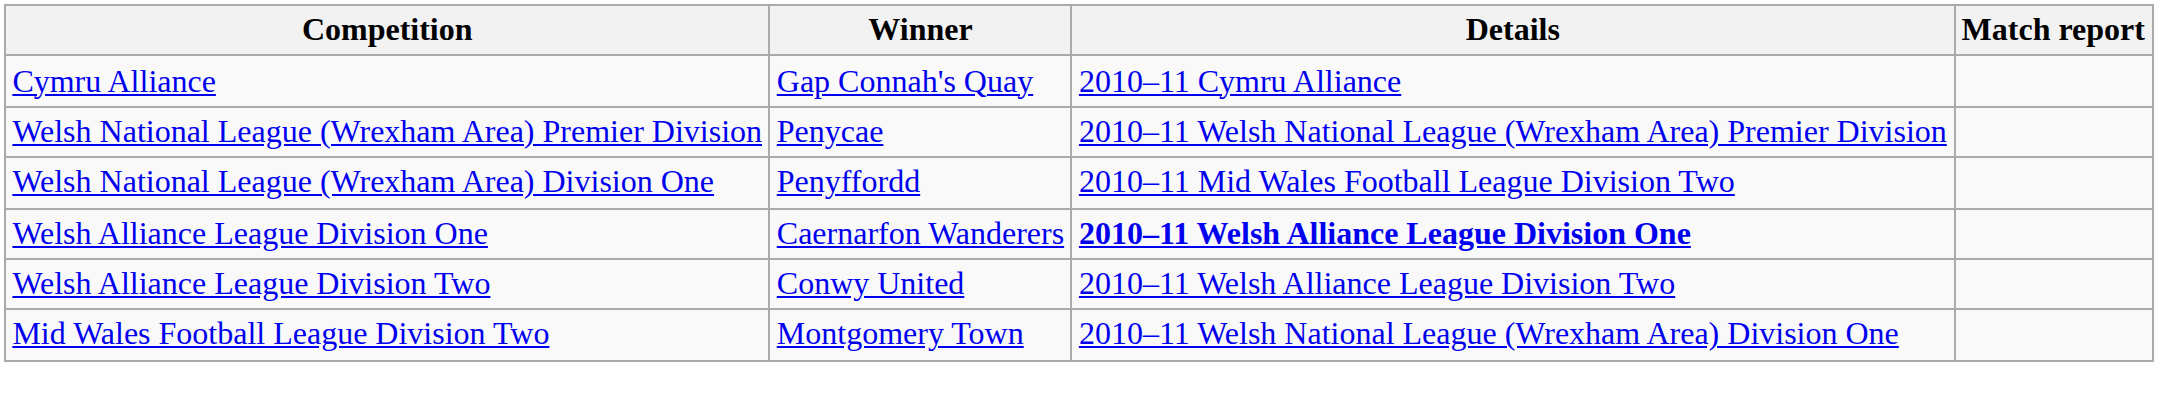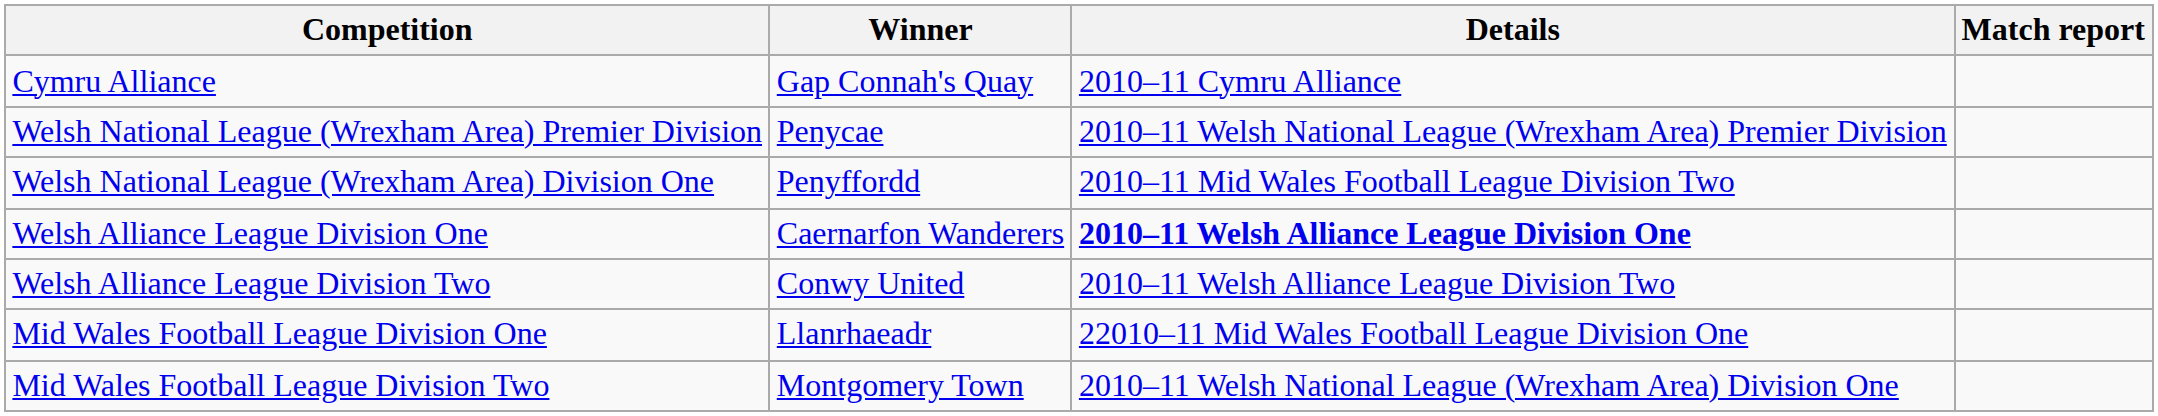+ row: (280, 334)
